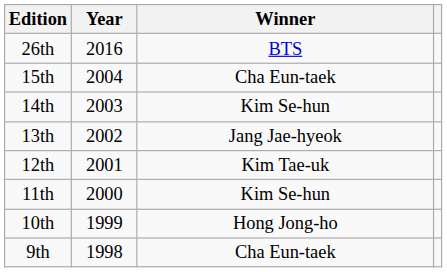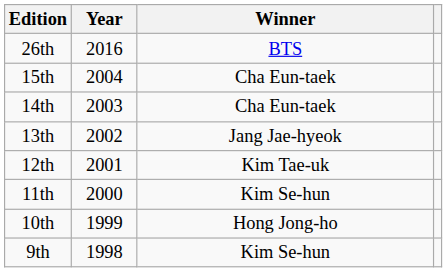(285, 106) Kim Se-hun -> (285, 106) Cha Eun-taek
(285, 252) Cha Eun-taek -> (285, 252) Kim Se-hun
